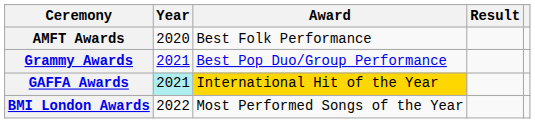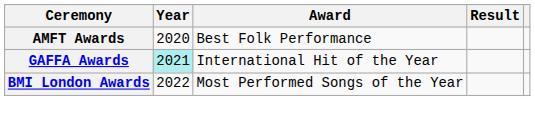- row: (79, 61)
(317, 84) gold background -> (317, 61) no background
